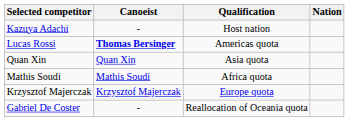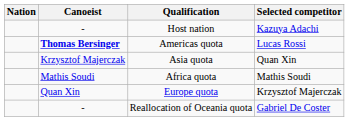columns swapped: (327, 12) <-> (49, 12)
(116, 60) Quan Xin -> (83, 60) Krzysztof Majerczak
(138, 92) Krzysztof Majerczak -> (60, 92) Quan Xin
